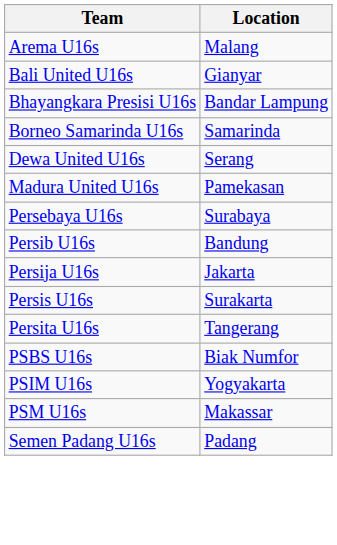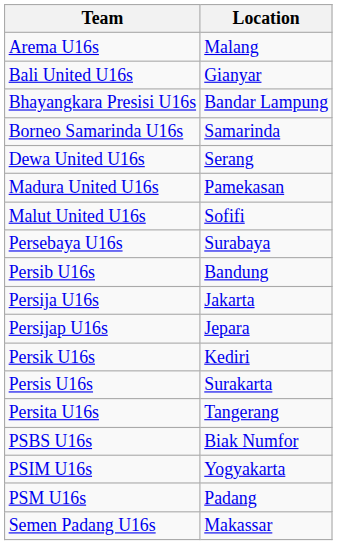+ row: (77, 215)
+ row: (58, 328)
+ row: (52, 356)
(238, 412) Makassar -> (230, 497) Padang
(230, 441) Padang -> (238, 525) Makassar
